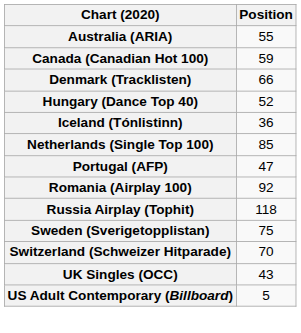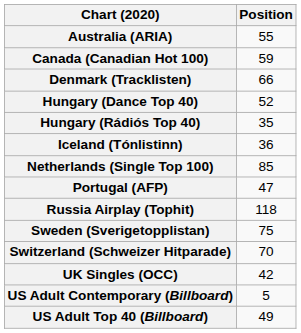+ row: (120, 123)
- row: (120, 187)
(266, 274) 43 -> (266, 274) 42
+ row: (120, 317)
